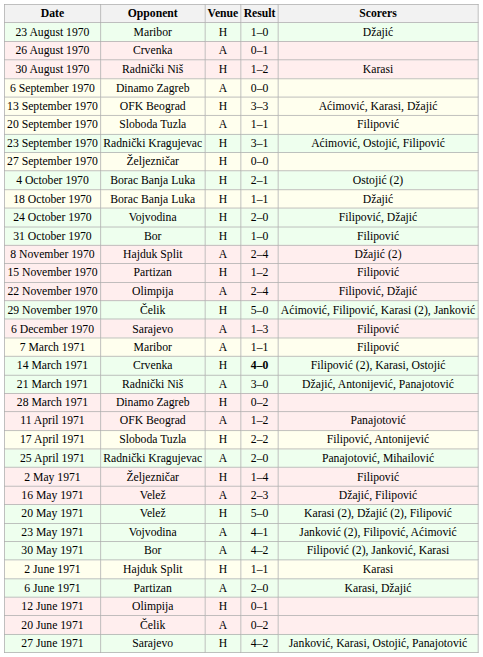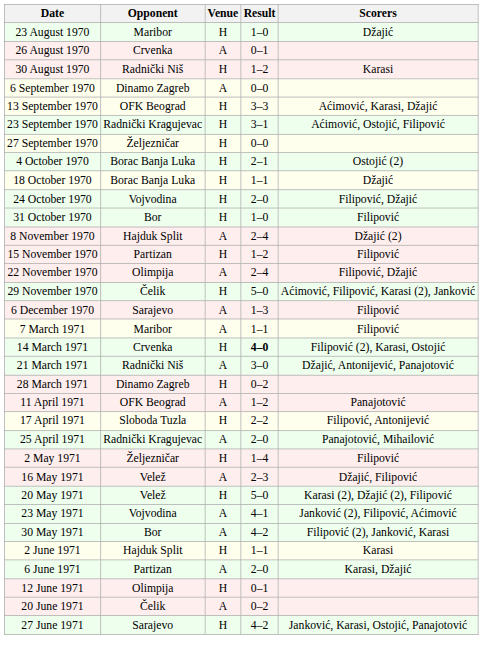- row: (52, 124)
